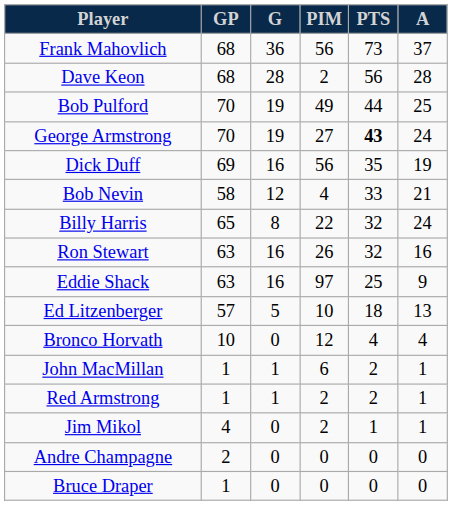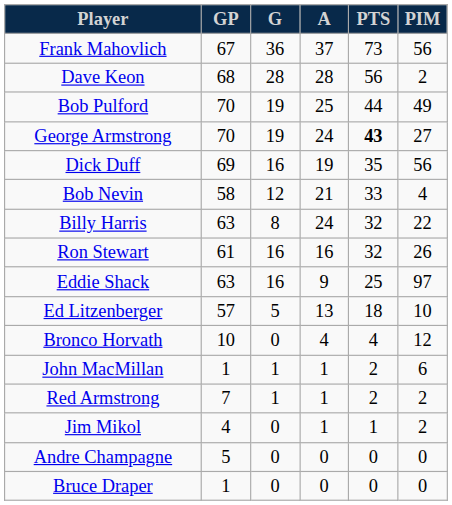columns swapped: (423, 19) <-> (324, 19)
(226, 48) 68 -> (226, 48) 67
(226, 223) 65 -> (226, 223) 63
(226, 252) 63 -> (226, 252) 61
(226, 398) 1 -> (226, 398) 7
(226, 456) 2 -> (226, 456) 5
